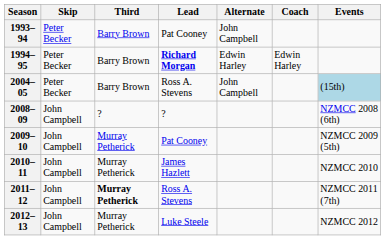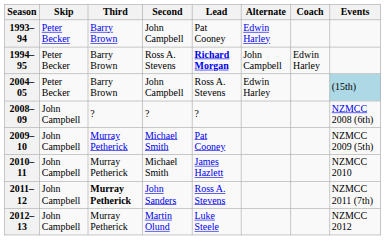+ column: (167, 12)
(239, 33) John Campbell -> (257, 33) Edwin Harley
(233, 60) Edwin Harley -> (262, 60) John Campbell
(239, 87) John Campbell -> (257, 87) Edwin Harley
